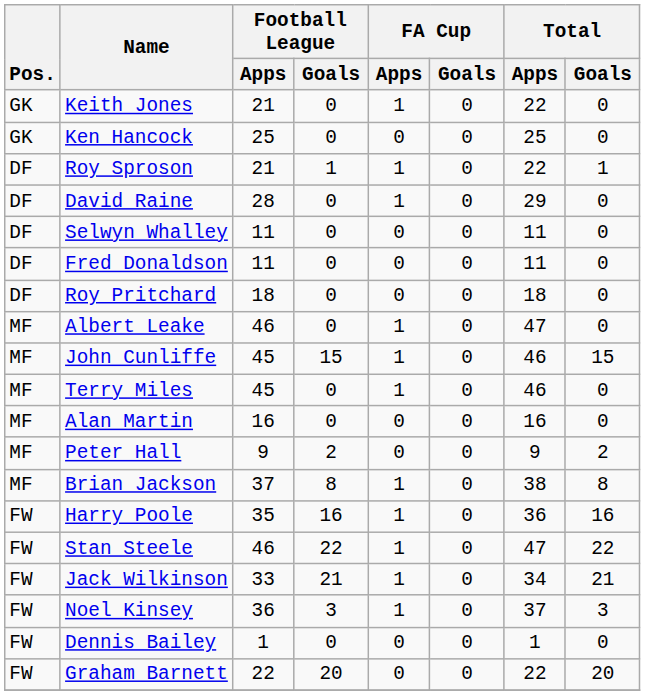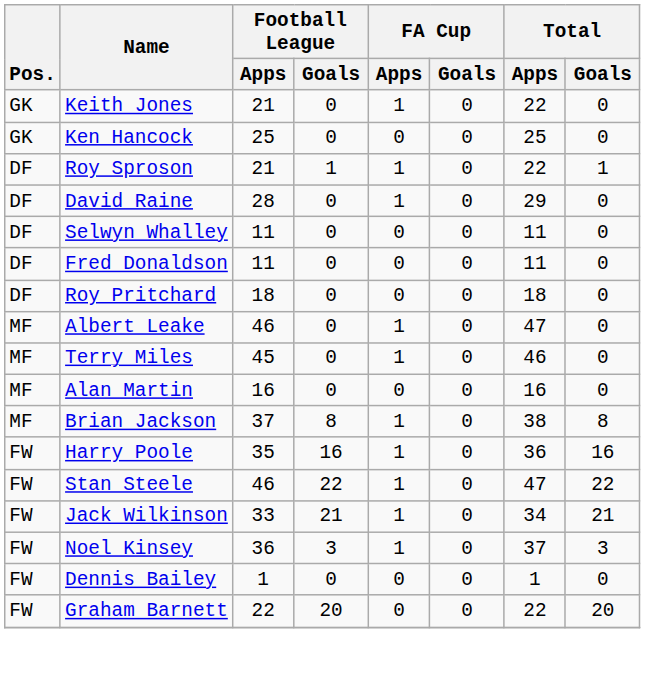- row: (141, 359)
- row: (123, 453)
